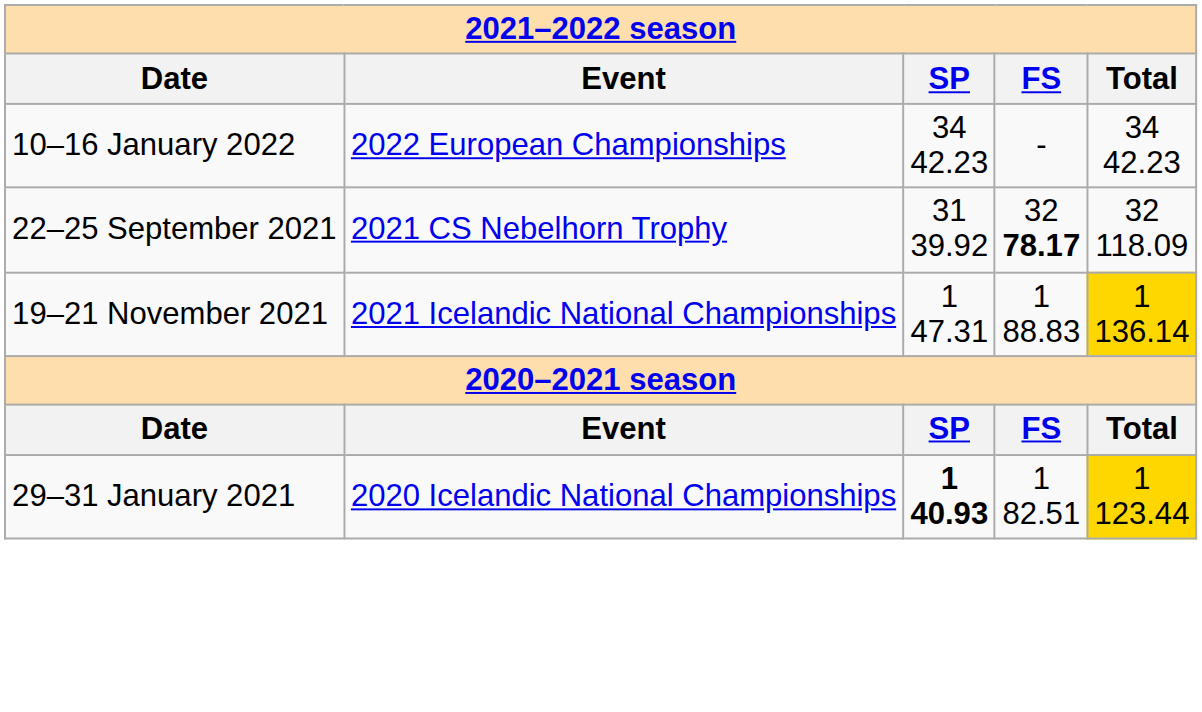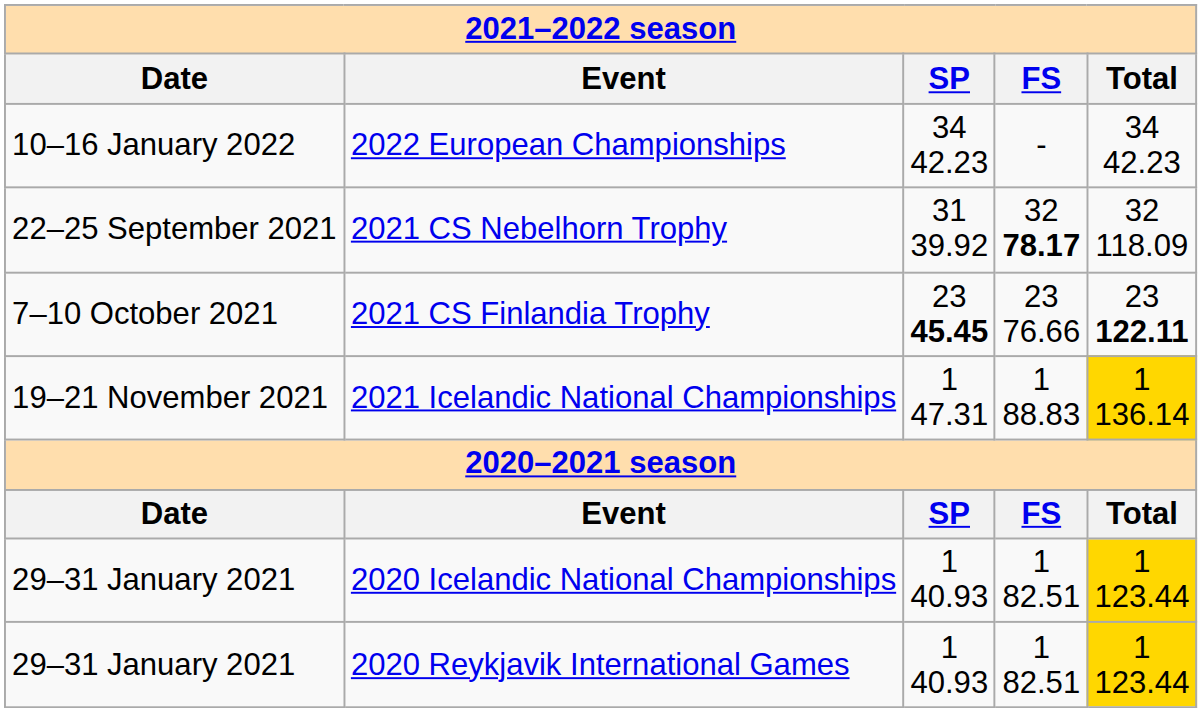+ row: (530, 313)
(949, 495) bold -> (949, 580) normal
+ row: (600, 664)
